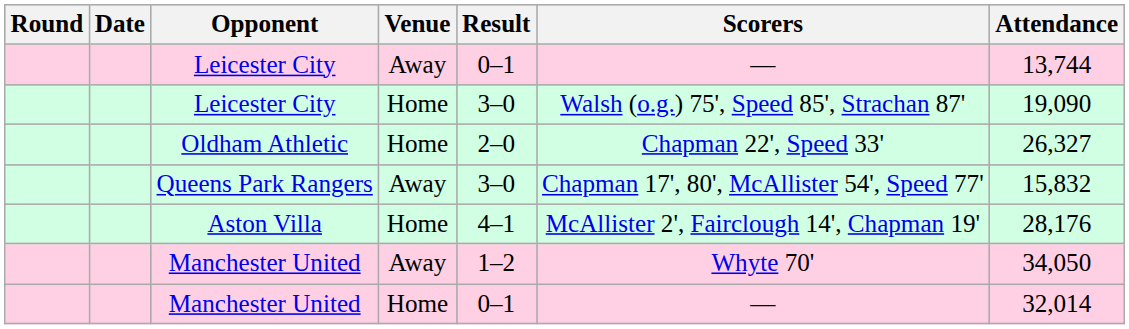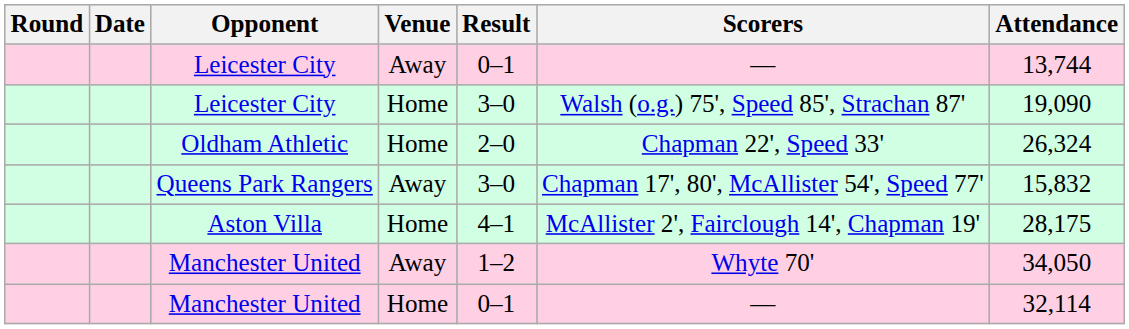(1057, 143) 26,327 -> (1057, 143) 26,324
(1057, 223) 28,176 -> (1057, 223) 28,175
(1057, 303) 32,014 -> (1057, 303) 32,114
